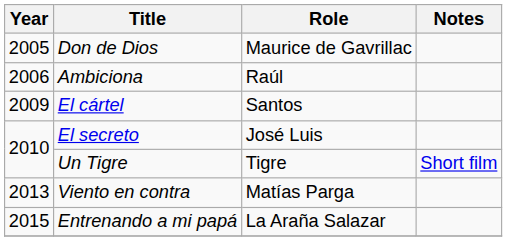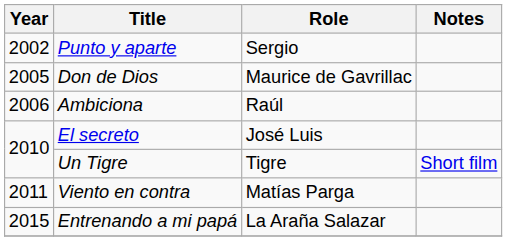+ row: (117, 47)
- row: (91, 105)
(29, 192) 2013 -> (28, 192) 2011
